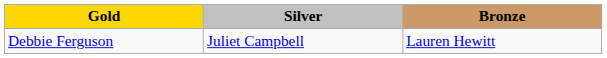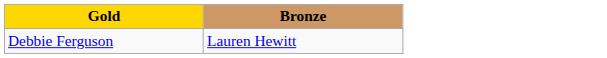- column: (303, 16)
